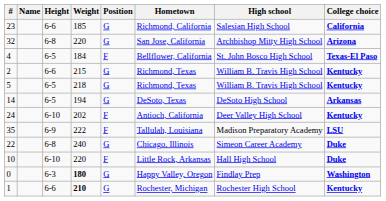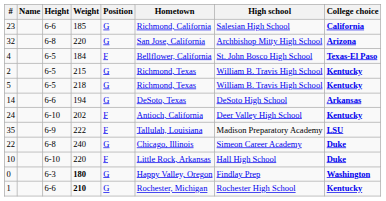(50, 70) 6-6 -> (50, 70) 6-5
(50, 100) 6-5 -> (50, 100) 6-6
